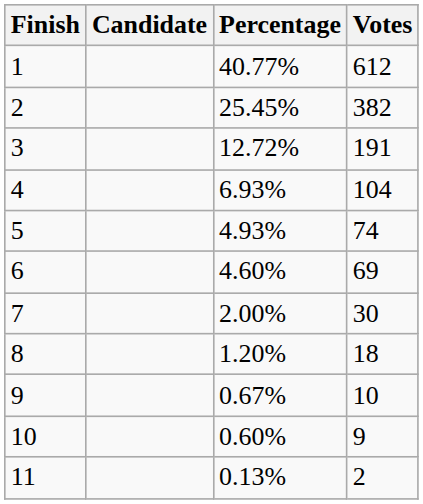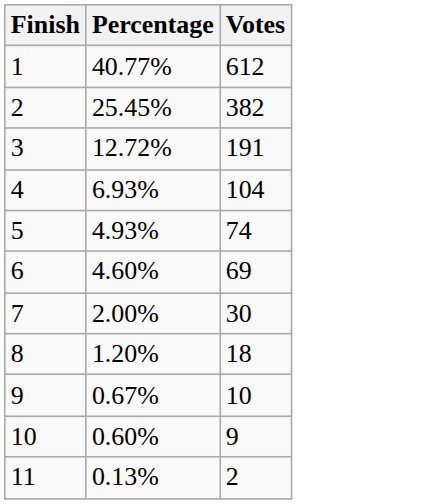- column: (149, 25)
